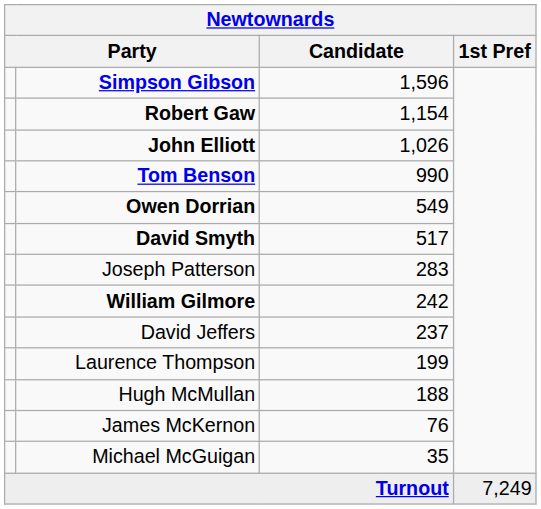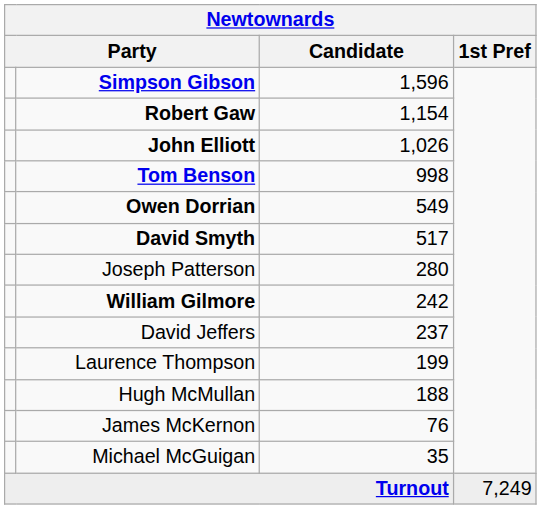(432, 176) 990 -> (432, 176) 998
(432, 269) 283 -> (432, 269) 280
